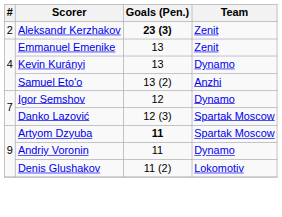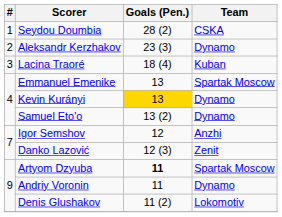+ row: (60, 30)
(157, 30) bold -> (157, 47) normal
(206, 30) Zenit -> (214, 47) Dynamo
+ row: (51, 64)
(206, 47) Zenit -> (234, 82) Spartak Moscow
(157, 64) no background -> (157, 99) gold background
(208, 82) Anzhi -> (214, 116) Dynamo
(214, 99) Dynamo -> (208, 133) Anzhi
(234, 116) Spartak Moscow -> (206, 151) Zenit
